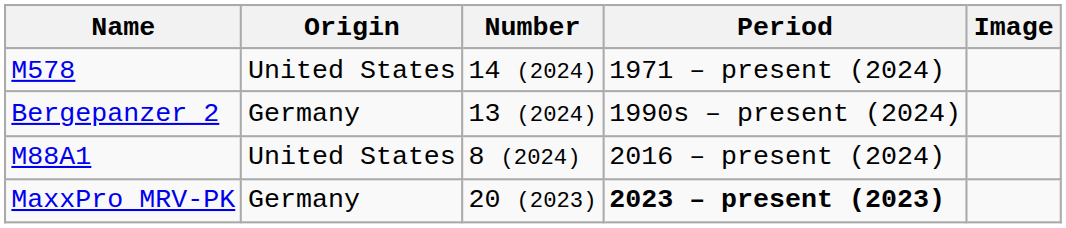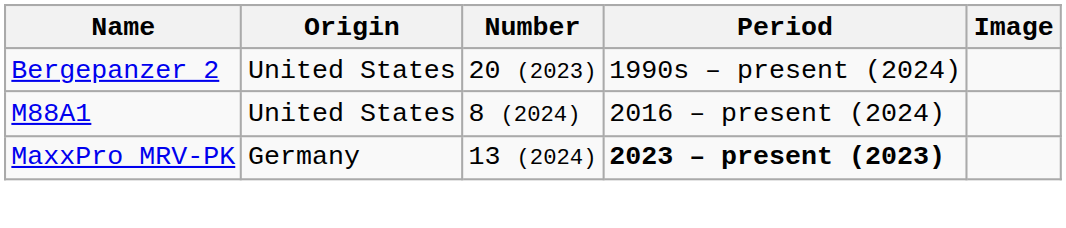- row: (43, 70)
(304, 114) Germany -> (352, 70) United States
(533, 114) 13 (2024) -> (533, 70) 20 (2023)
(533, 200) 20 (2023) -> (533, 157) 13 (2024)
